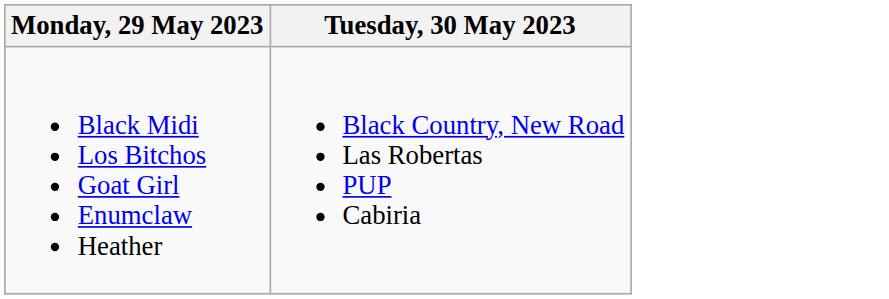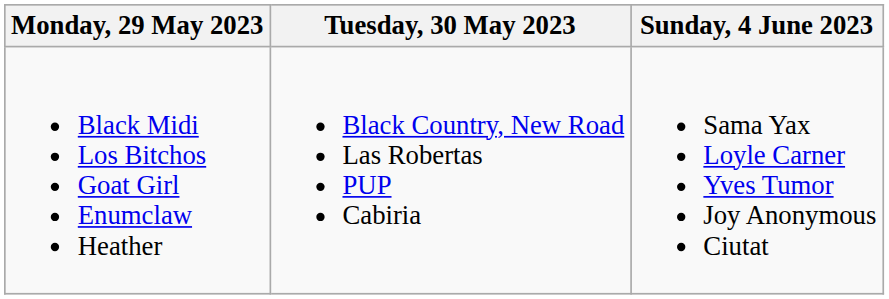+ column: (756, 25)
